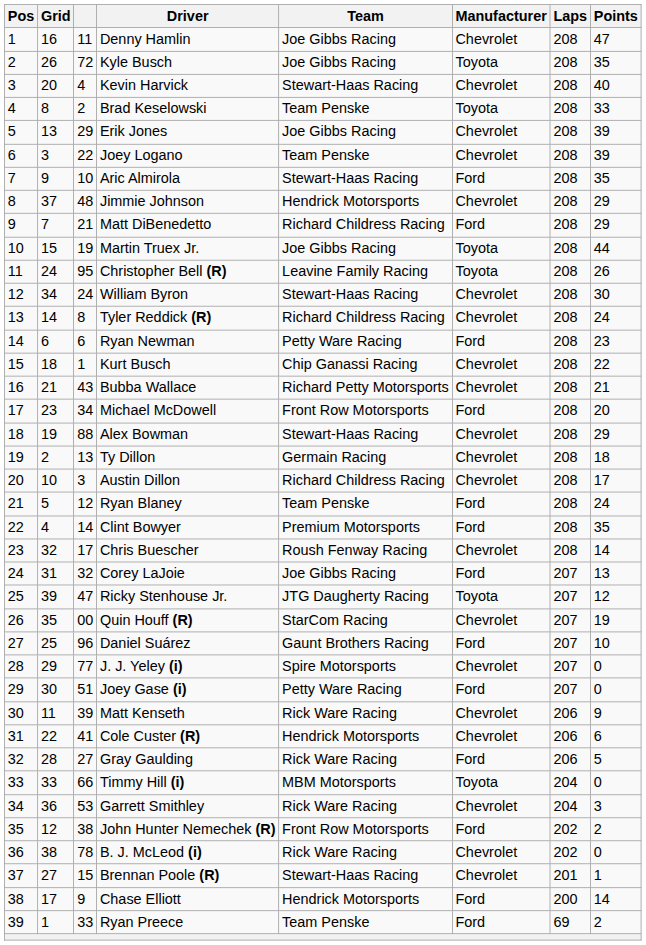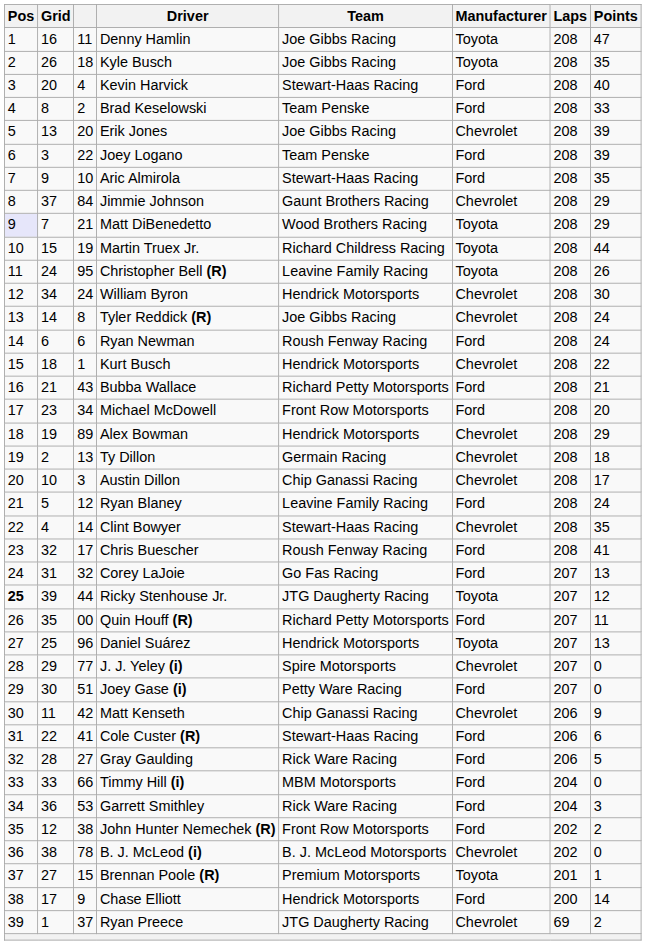(486, 39) Chevrolet -> (477, 39) Toyota
(85, 62) 72 -> (85, 62) 18
(486, 85) Chevrolet -> (470, 85) Ford
(477, 108) Toyota -> (470, 108) Ford
(85, 131) 29 -> (85, 131) 20
(486, 155) Chevrolet -> (470, 155) Ford
(85, 201) 48 -> (85, 201) 84
(351, 201) Hendrick Motorsports -> (355, 201) Gaunt Brothers Racing
(12, 224) no background -> (12, 224) lavender background
(363, 224) Richard Childress Racing -> (355, 224) Wood Brothers Racing
(470, 224) Ford -> (477, 224) Toyota
(339, 248) Joe Gibbs Racing -> (363, 248) Richard Childress Racing
(350, 294) Stewart-Haas Racing -> (351, 294) Hendrick Motorsports
(363, 317) Richard Childress Racing -> (339, 317) Joe Gibbs Racing
(342, 341) Petty Ware Racing -> (355, 341) Roush Fenway Racing
(602, 341) 23 -> (602, 341) 24
(350, 364) Chip Ganassi Racing -> (351, 364) Hendrick Motorsports
(486, 387) Chevrolet -> (470, 387) Ford
(85, 433) 88 -> (85, 433) 89
(350, 433) Stewart-Haas Racing -> (351, 433) Hendrick Motorsports
(363, 480) Richard Childress Racing -> (350, 480) Chip Ganassi Racing
(326, 503) Team Penske -> (355, 503) Leavine Family Racing
(351, 526) Premium Motorsports -> (350, 526) Stewart-Haas Racing
(470, 526) Ford -> (486, 526) Chevrolet
(486, 550) Chevrolet -> (470, 550) Ford
(602, 550) 14 -> (602, 550) 41
(339, 573) Joe Gibbs Racing -> (330, 573) Go Fas Racing
(16, 596) normal -> (16, 596) bold
(85, 596) 47 -> (85, 596) 44
(335, 619) StarCom Racing -> (365, 619) Richard Petty Motorsports
(486, 619) Chevrolet -> (470, 619) Ford
(602, 619) 19 -> (601, 619) 11
(355, 642) Gaunt Brothers Racing -> (351, 642) Hendrick Motorsports
(470, 642) Ford -> (477, 642) Toyota
(602, 642) 10 -> (602, 642) 13
(85, 712) 39 -> (85, 712) 42
(340, 712) Rick Ware Racing -> (350, 712) Chip Ganassi Racing
(351, 735) Hendrick Motorsports -> (350, 735) Stewart-Haas Racing
(486, 735) Chevrolet -> (470, 735) Ford
(477, 782) Toyota -> (470, 782) Ford
(486, 805) Chevrolet -> (470, 805) Ford
(340, 852) Rick Ware Racing -> (364, 852) B. J. McLeod Motorsports
(350, 875) Stewart-Haas Racing -> (351, 875) Premium Motorsports
(486, 875) Chevrolet -> (477, 875) Toyota
(85, 921) 33 -> (85, 921) 37
(326, 921) Team Penske -> (355, 921) JTG Daugherty Racing
(470, 921) Ford -> (486, 921) Chevrolet
